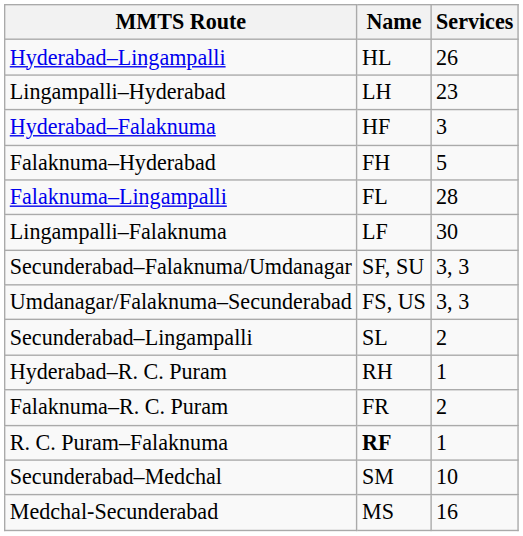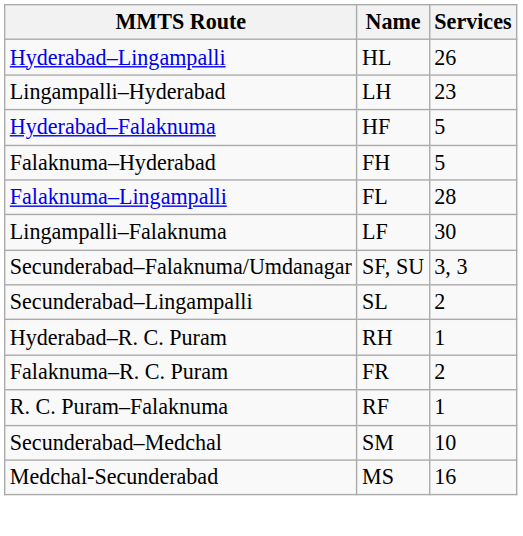(442, 127) 3 -> (440, 127) 5
- row: (181, 302)
(377, 442) bold -> (376, 407) normal
